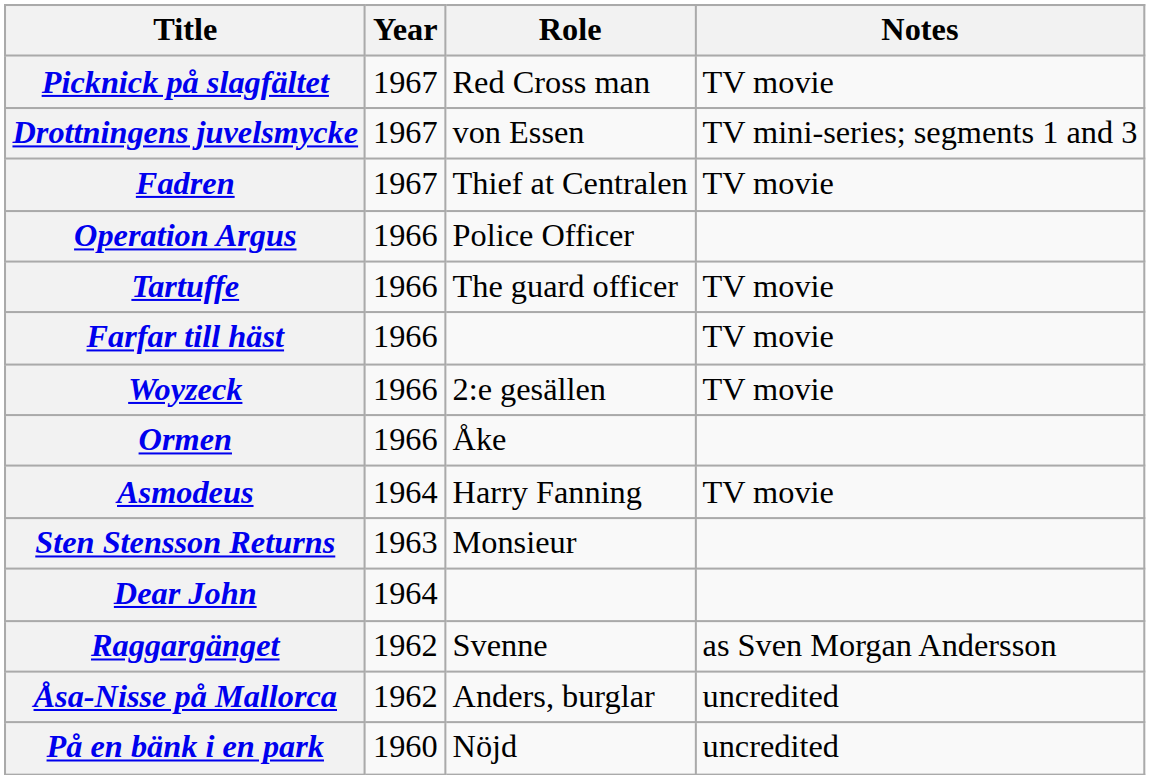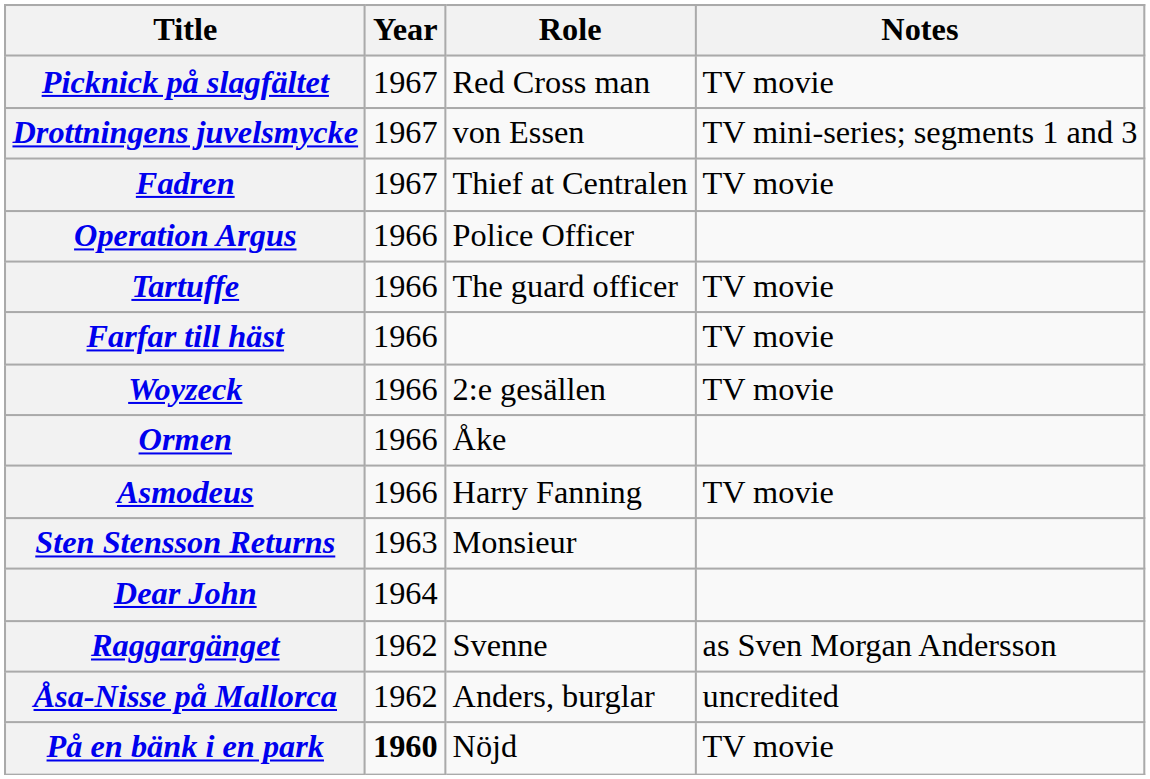(405, 491) 1964 -> (405, 491) 1966
(405, 747) normal -> (405, 747) bold
(771, 747) uncredited -> (768, 747) TV movie
